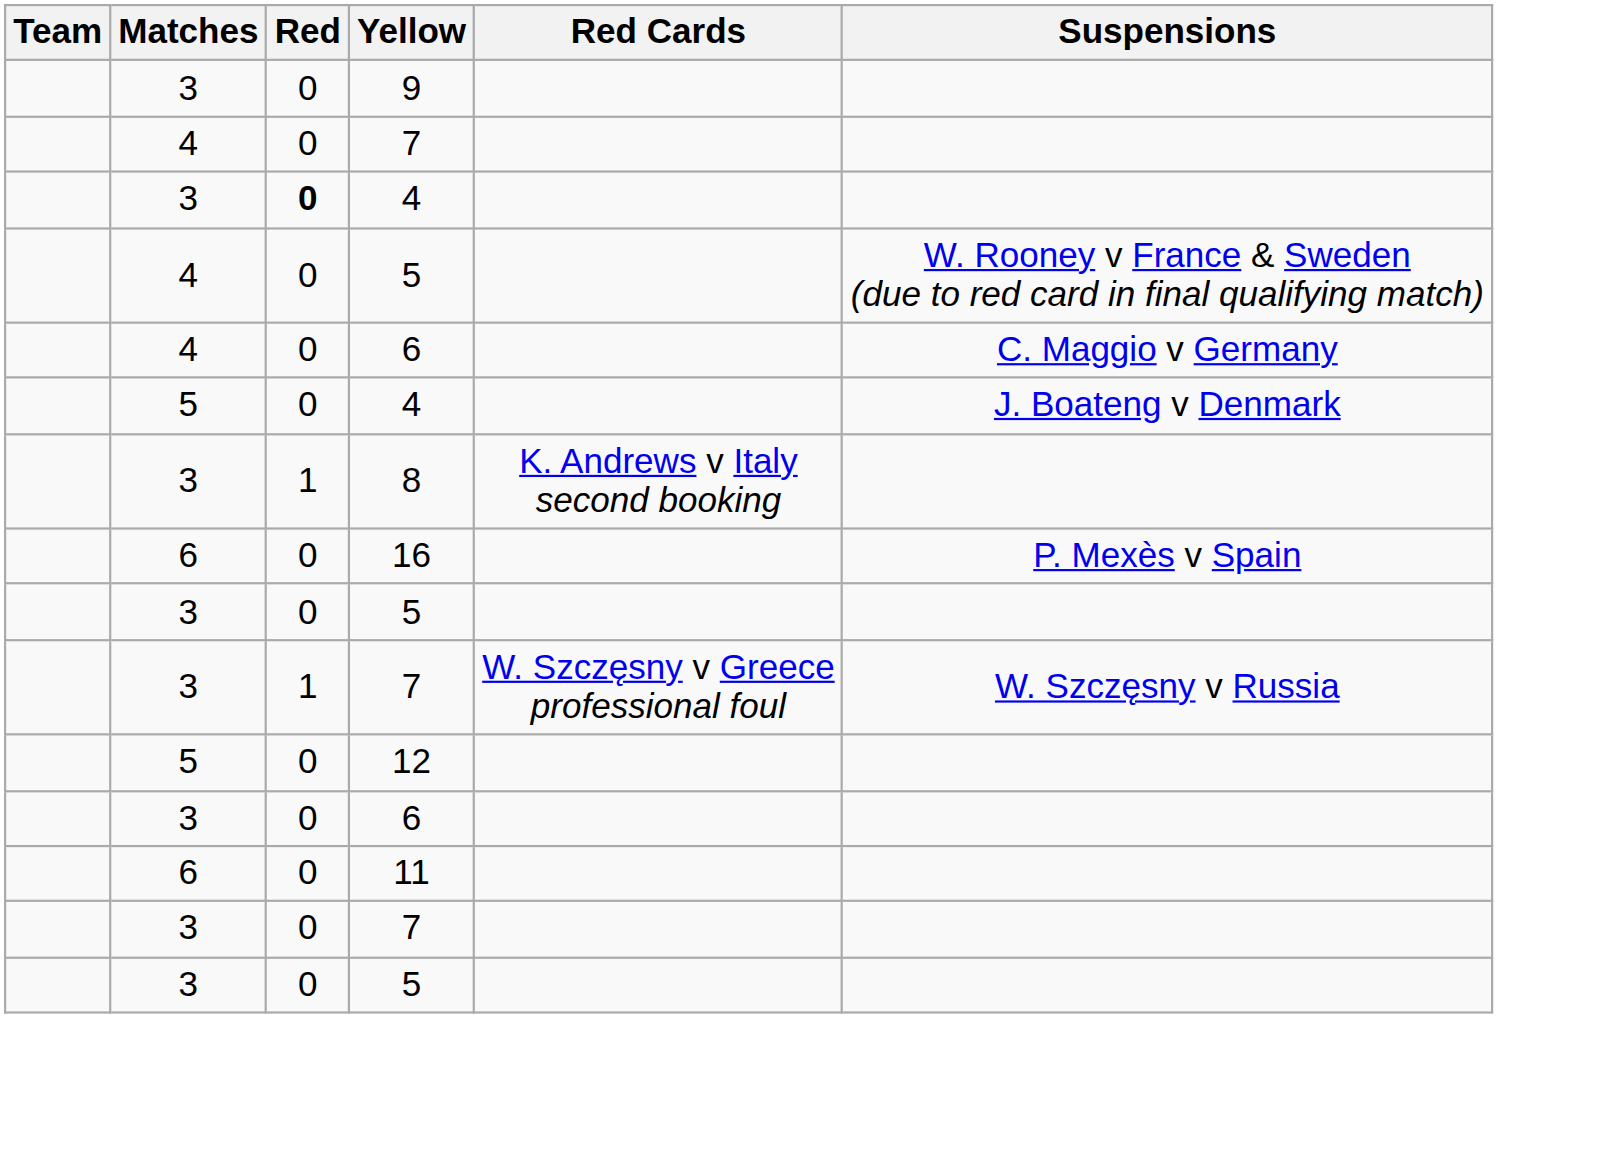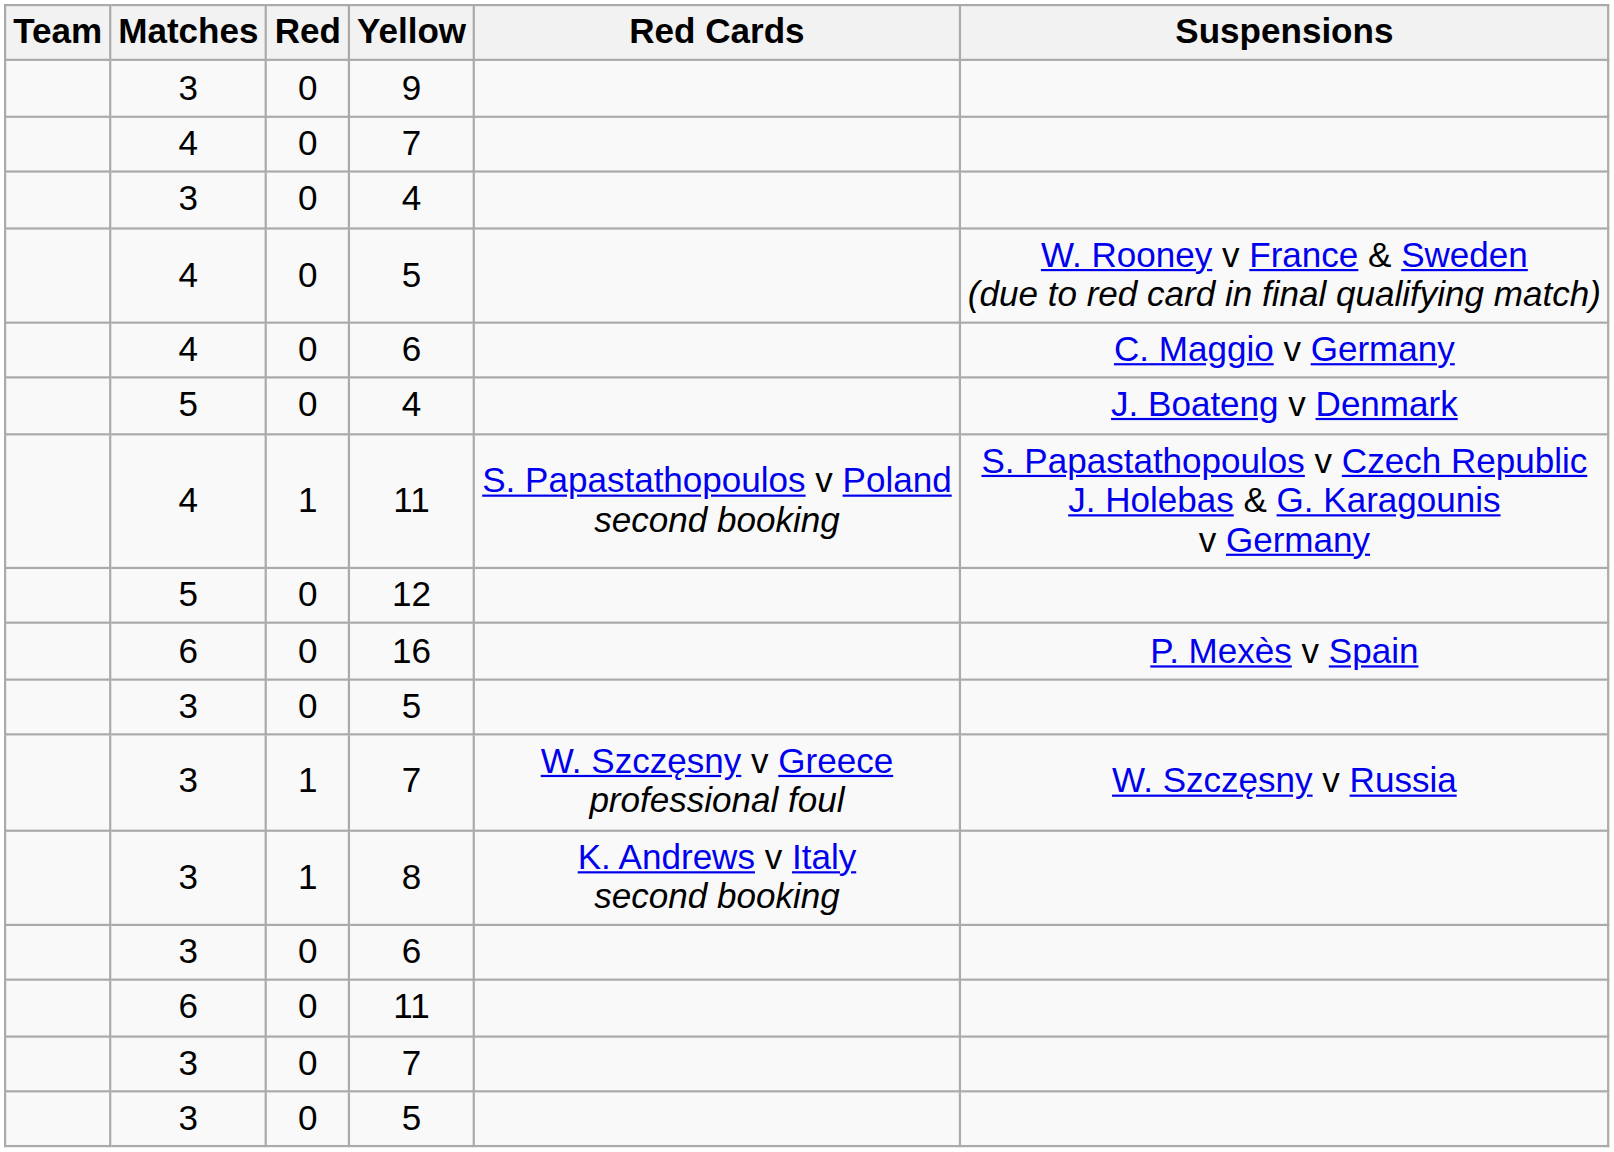(308, 198) bold -> (308, 198) normal
+ row: (188, 500)
rows swapped: (188, 480) <-> (188, 761)
